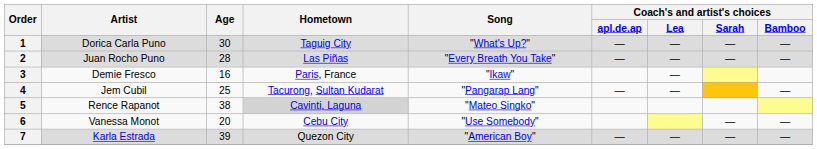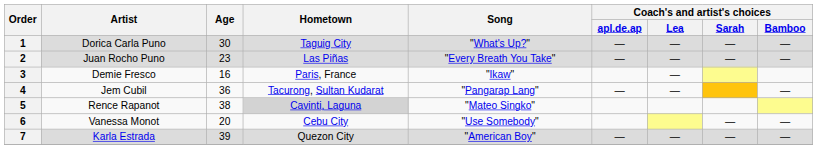(225, 59) 28 -> (225, 59) 23
(225, 90) 25 -> (225, 90) 36
